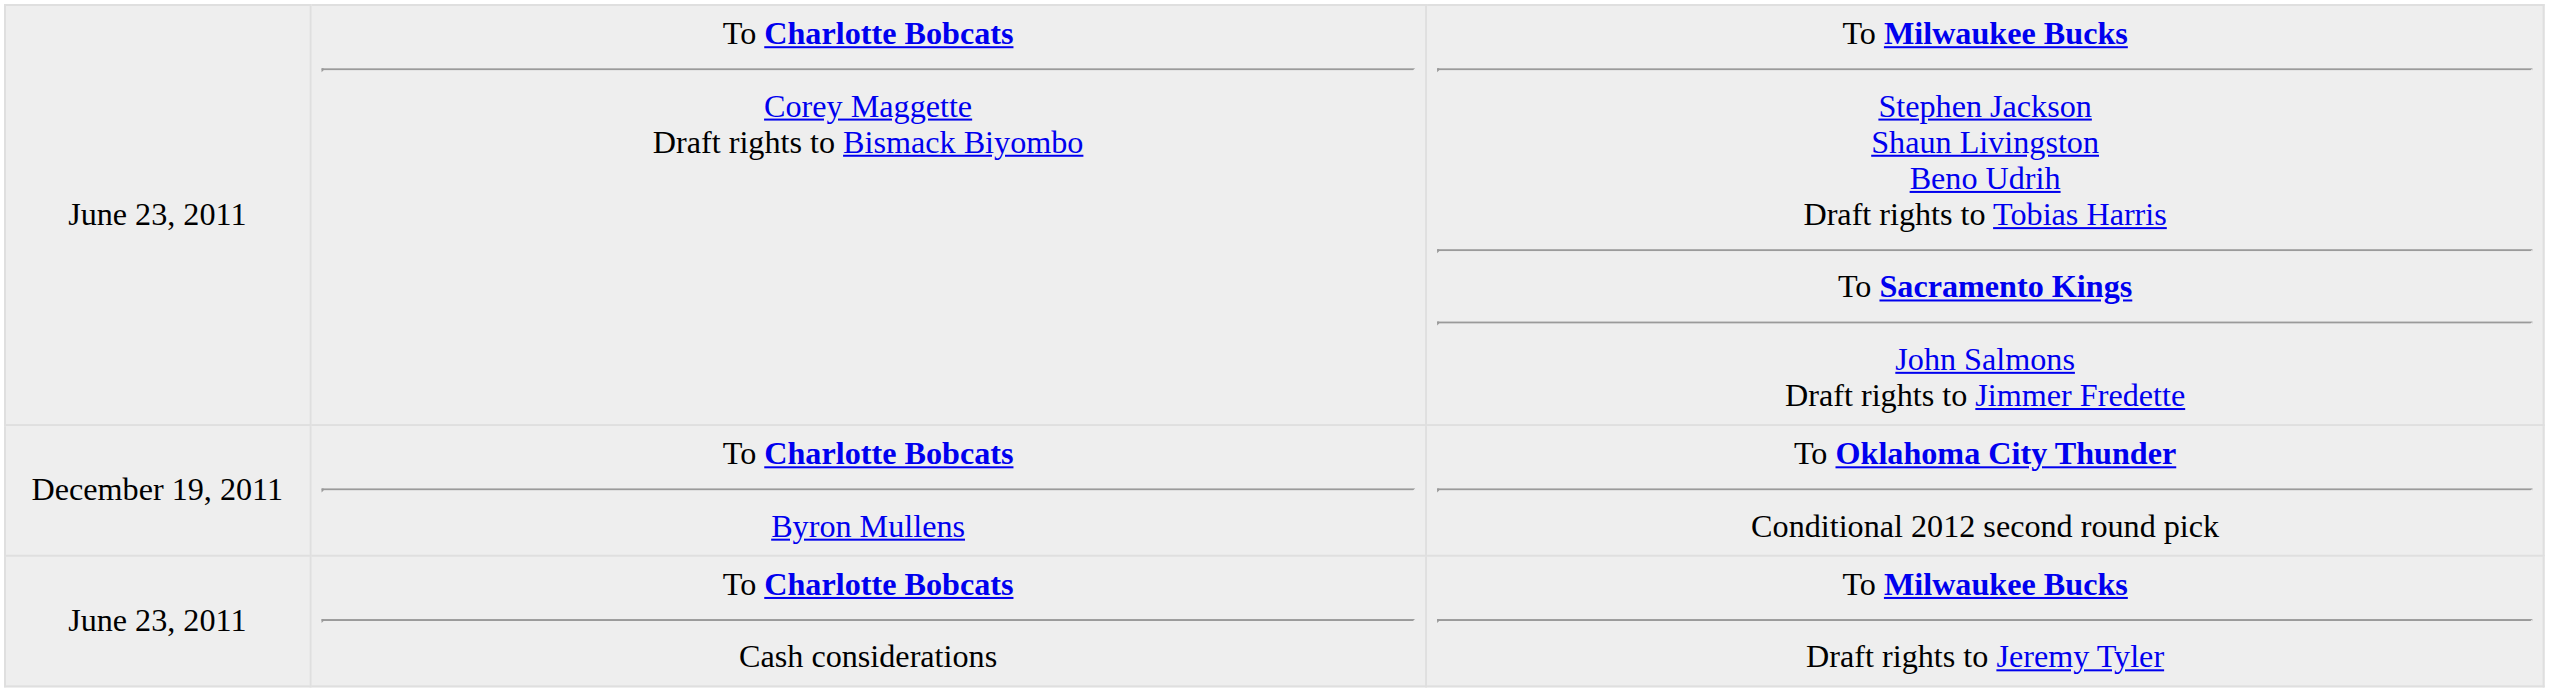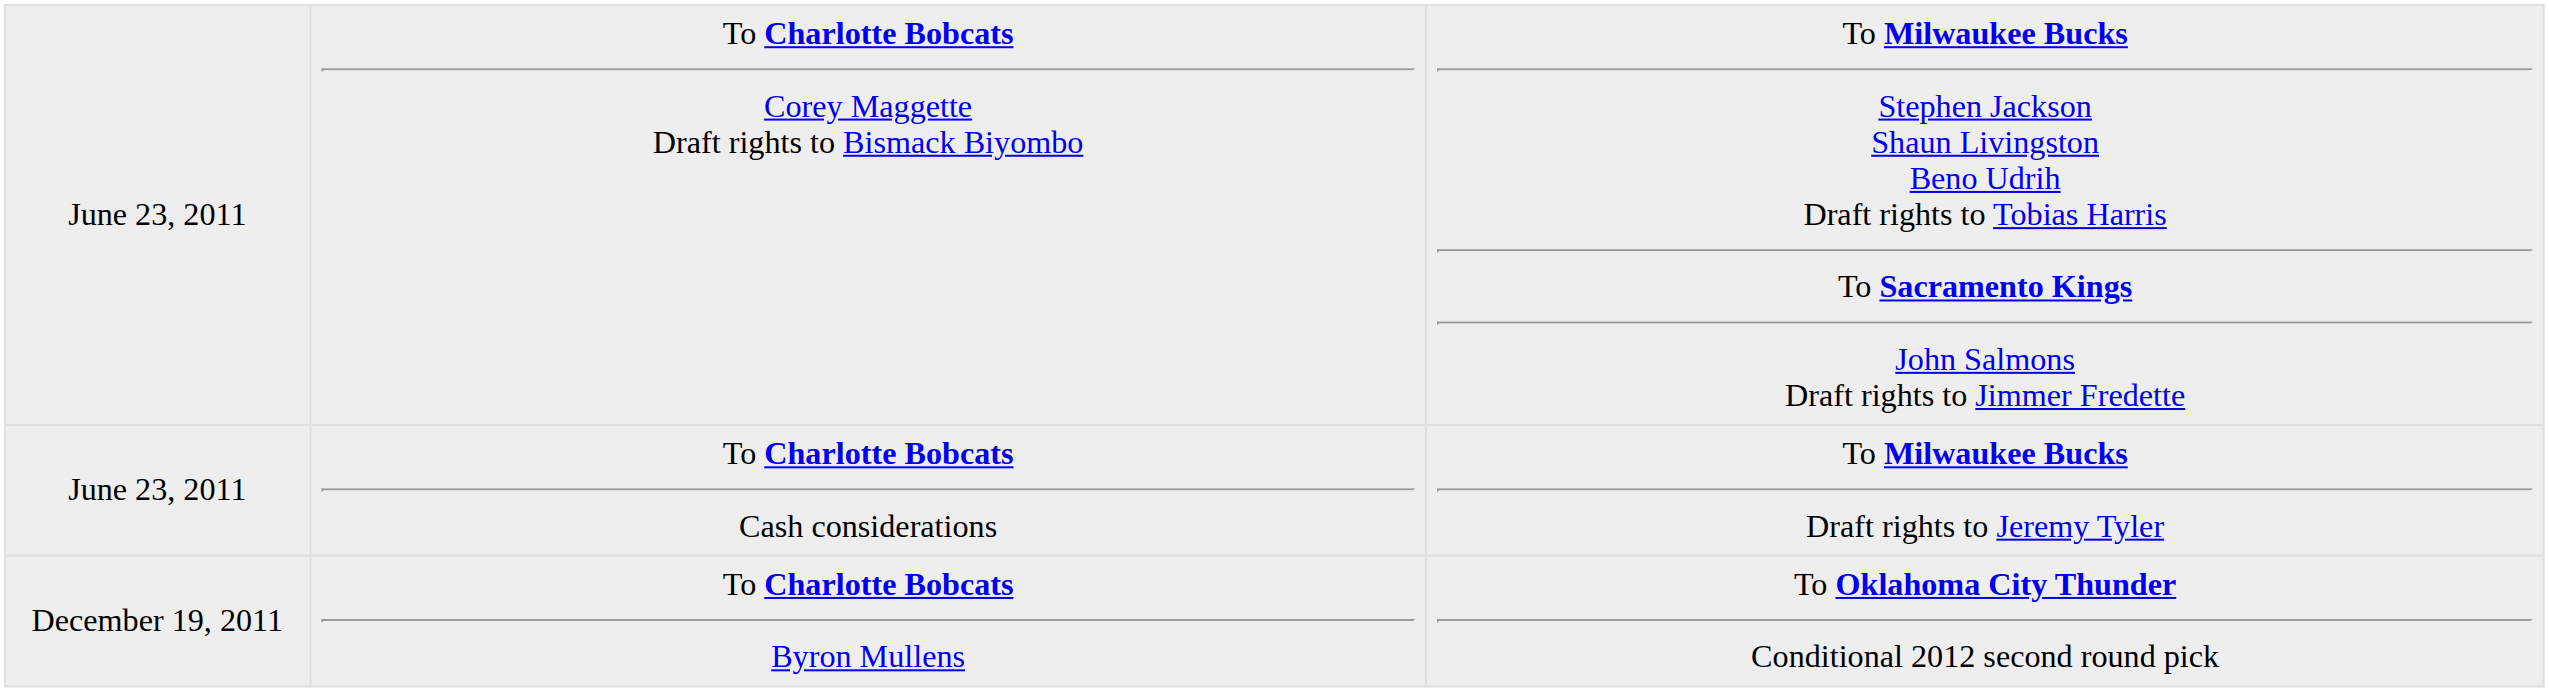rows swapped: (157, 620) <-> (157, 489)
